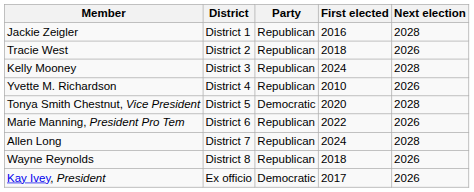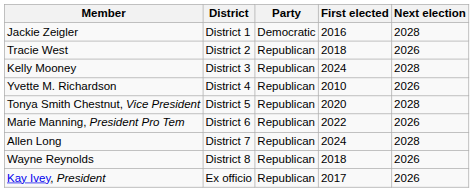(286, 31) Republican -> (286, 31) Democratic
(286, 104) Democratic -> (286, 104) Republican
(286, 178) Democratic -> (286, 178) Republican
